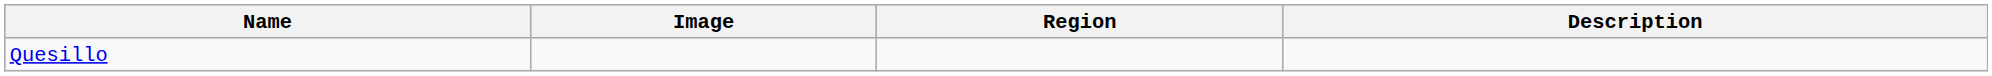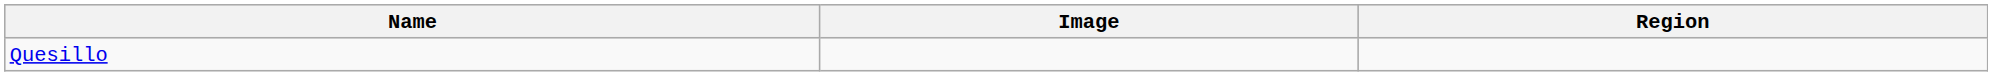- column: (1635, 21)
